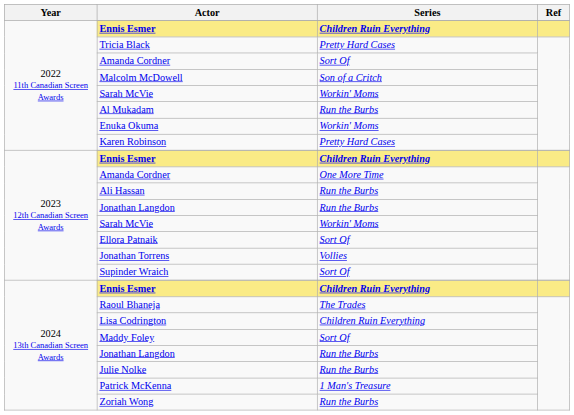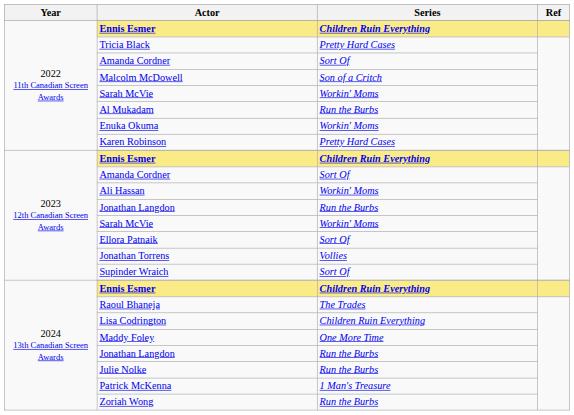(352, 175) One More Time -> (335, 175) Sort Of
(349, 191) Run the Burbs -> (349, 191) Workin' Moms
(335, 337) Sort Of -> (352, 337) One More Time
